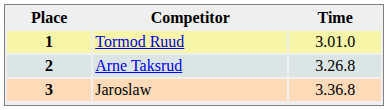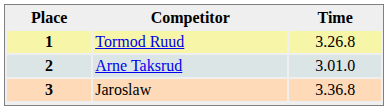(335, 42) 3.01.0 -> (335, 42) 3.26.8
(335, 66) 3.26.8 -> (335, 66) 3.01.0
